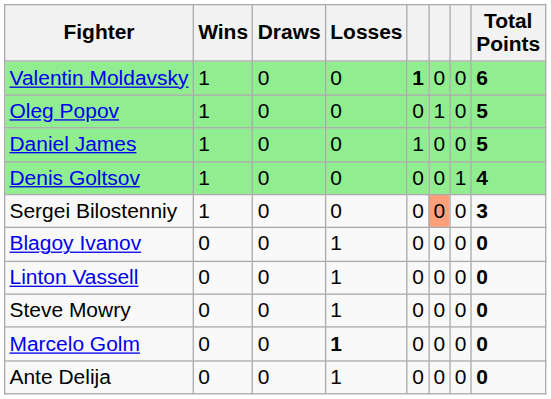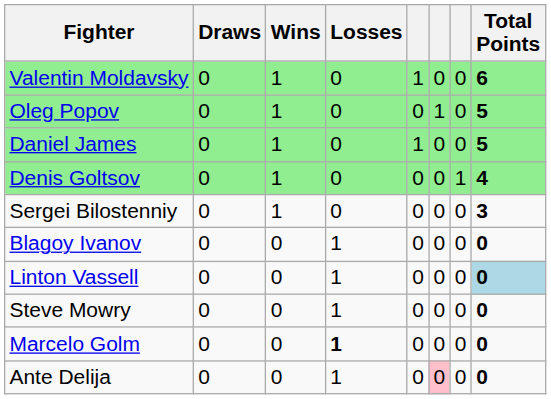columns swapped: (223, 32) <-> (289, 32)
(418, 77) bold -> (418, 77) normal
(439, 210) lightsalmon background -> (439, 210) no background
(482, 277) no background -> (482, 277) lightblue background
(439, 377) no background -> (439, 377) pink background
